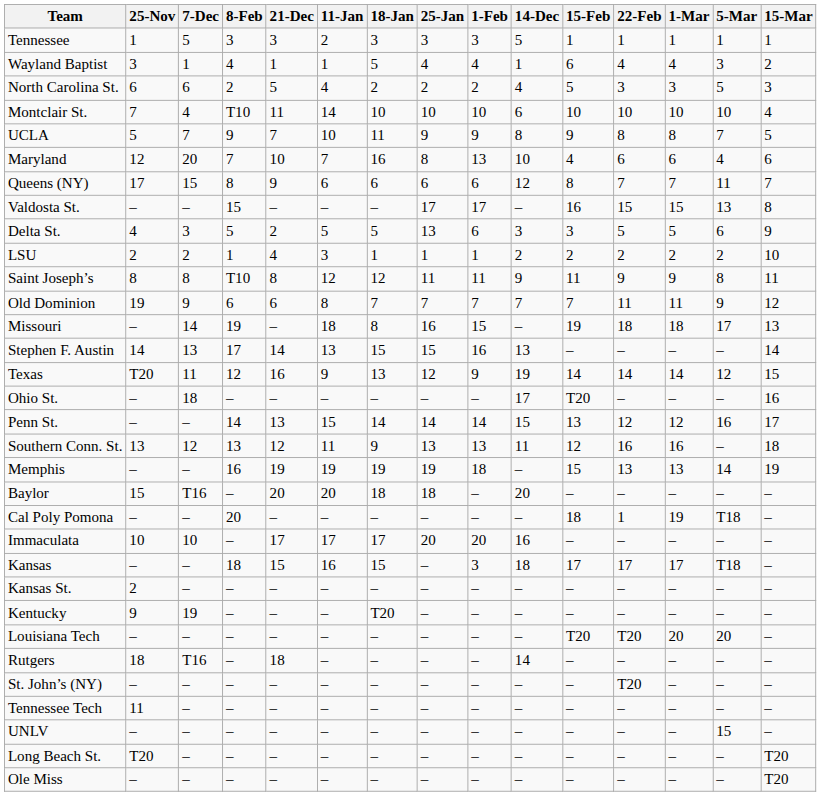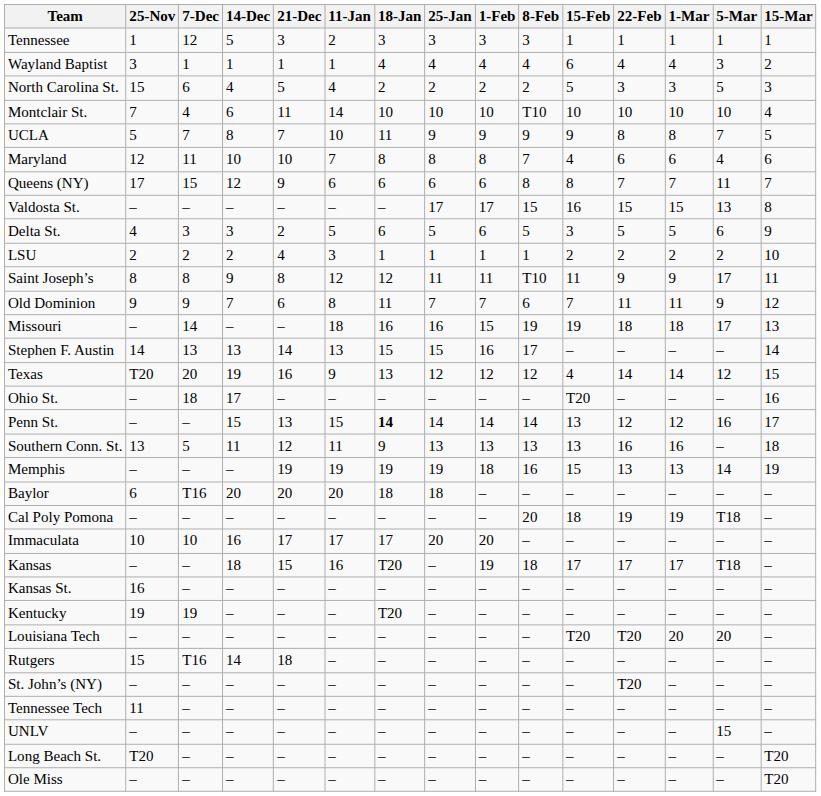columns swapped: (537, 16) <-> (244, 16)
(186, 40) 5 -> (190, 40) 12
(374, 64) 5 -> (382, 64) 4
(133, 87) 6 -> (137, 87) 15
(190, 159) 20 -> (189, 159) 11
(378, 159) 16 -> (382, 159) 8
(479, 159) 13 -> (482, 159) 8
(374, 231) 5 -> (382, 231) 6
(428, 231) 13 -> (432, 231) 5
(720, 278) 8 -> (724, 278) 17
(137, 302) 19 -> (133, 302) 9
(374, 302) 7 -> (385, 302) 11
(374, 326) 8 -> (385, 326) 16
(189, 374) 11 -> (190, 374) 20
(475, 374) 9 -> (486, 374) 12
(574, 374) 14 -> (570, 374) 4
(378, 421) normal -> (385, 421) bold
(190, 445) 12 -> (186, 445) 5
(574, 445) 12 -> (574, 445) 13
(137, 493) 15 -> (133, 493) 6
(621, 517) 1 -> (625, 517) 19
(378, 565) 15 -> (390, 565) T20
(475, 565) 3 -> (486, 565) 19
(133, 588) 2 -> (137, 588) 16
(133, 612) 9 -> (137, 612) 19
(137, 660) 18 -> (137, 660) 15
